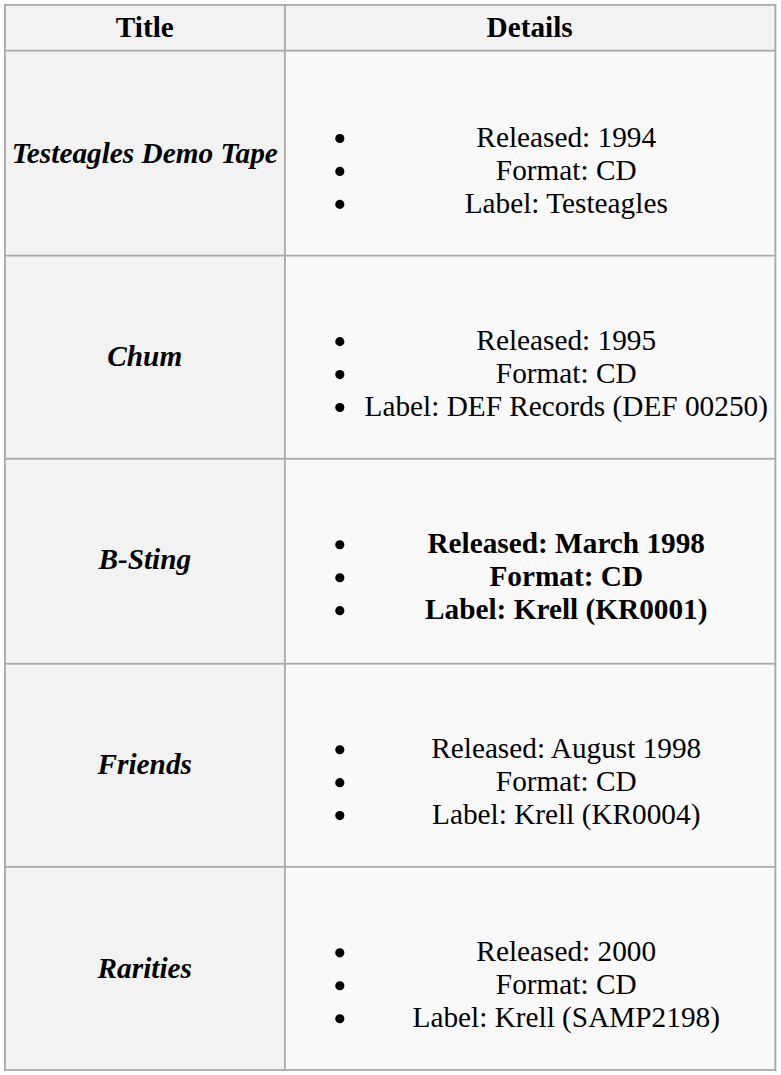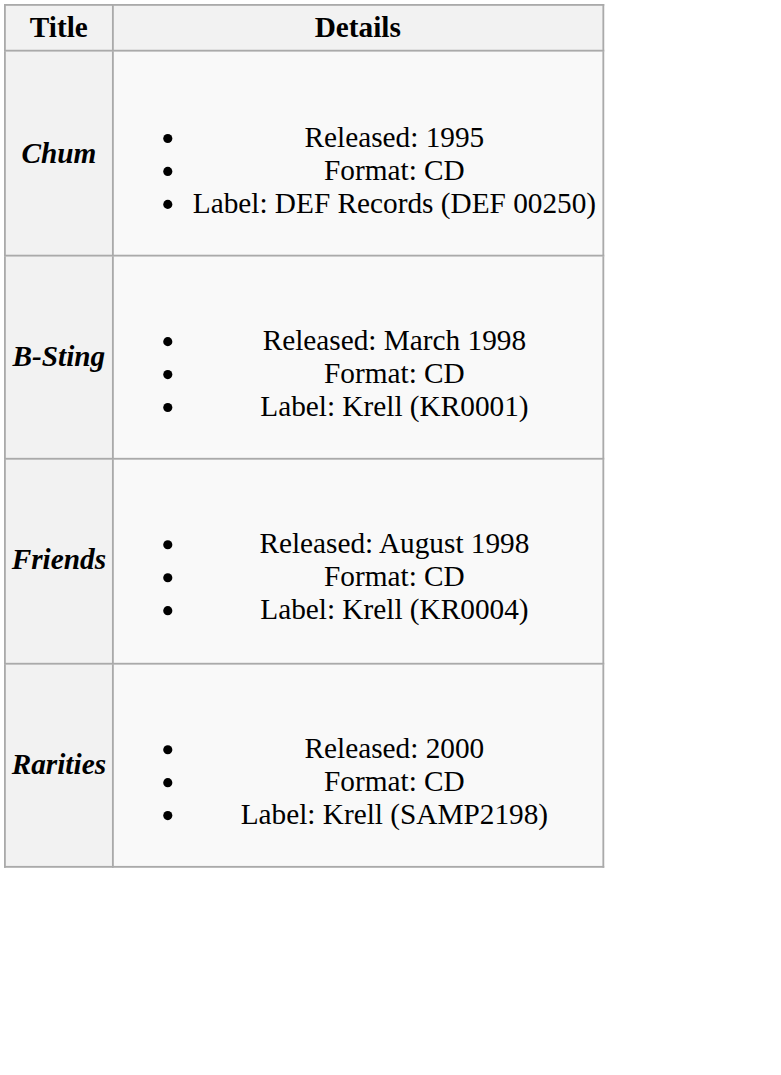- row: (145, 152)
(530, 577) bold -> (358, 374) normal
